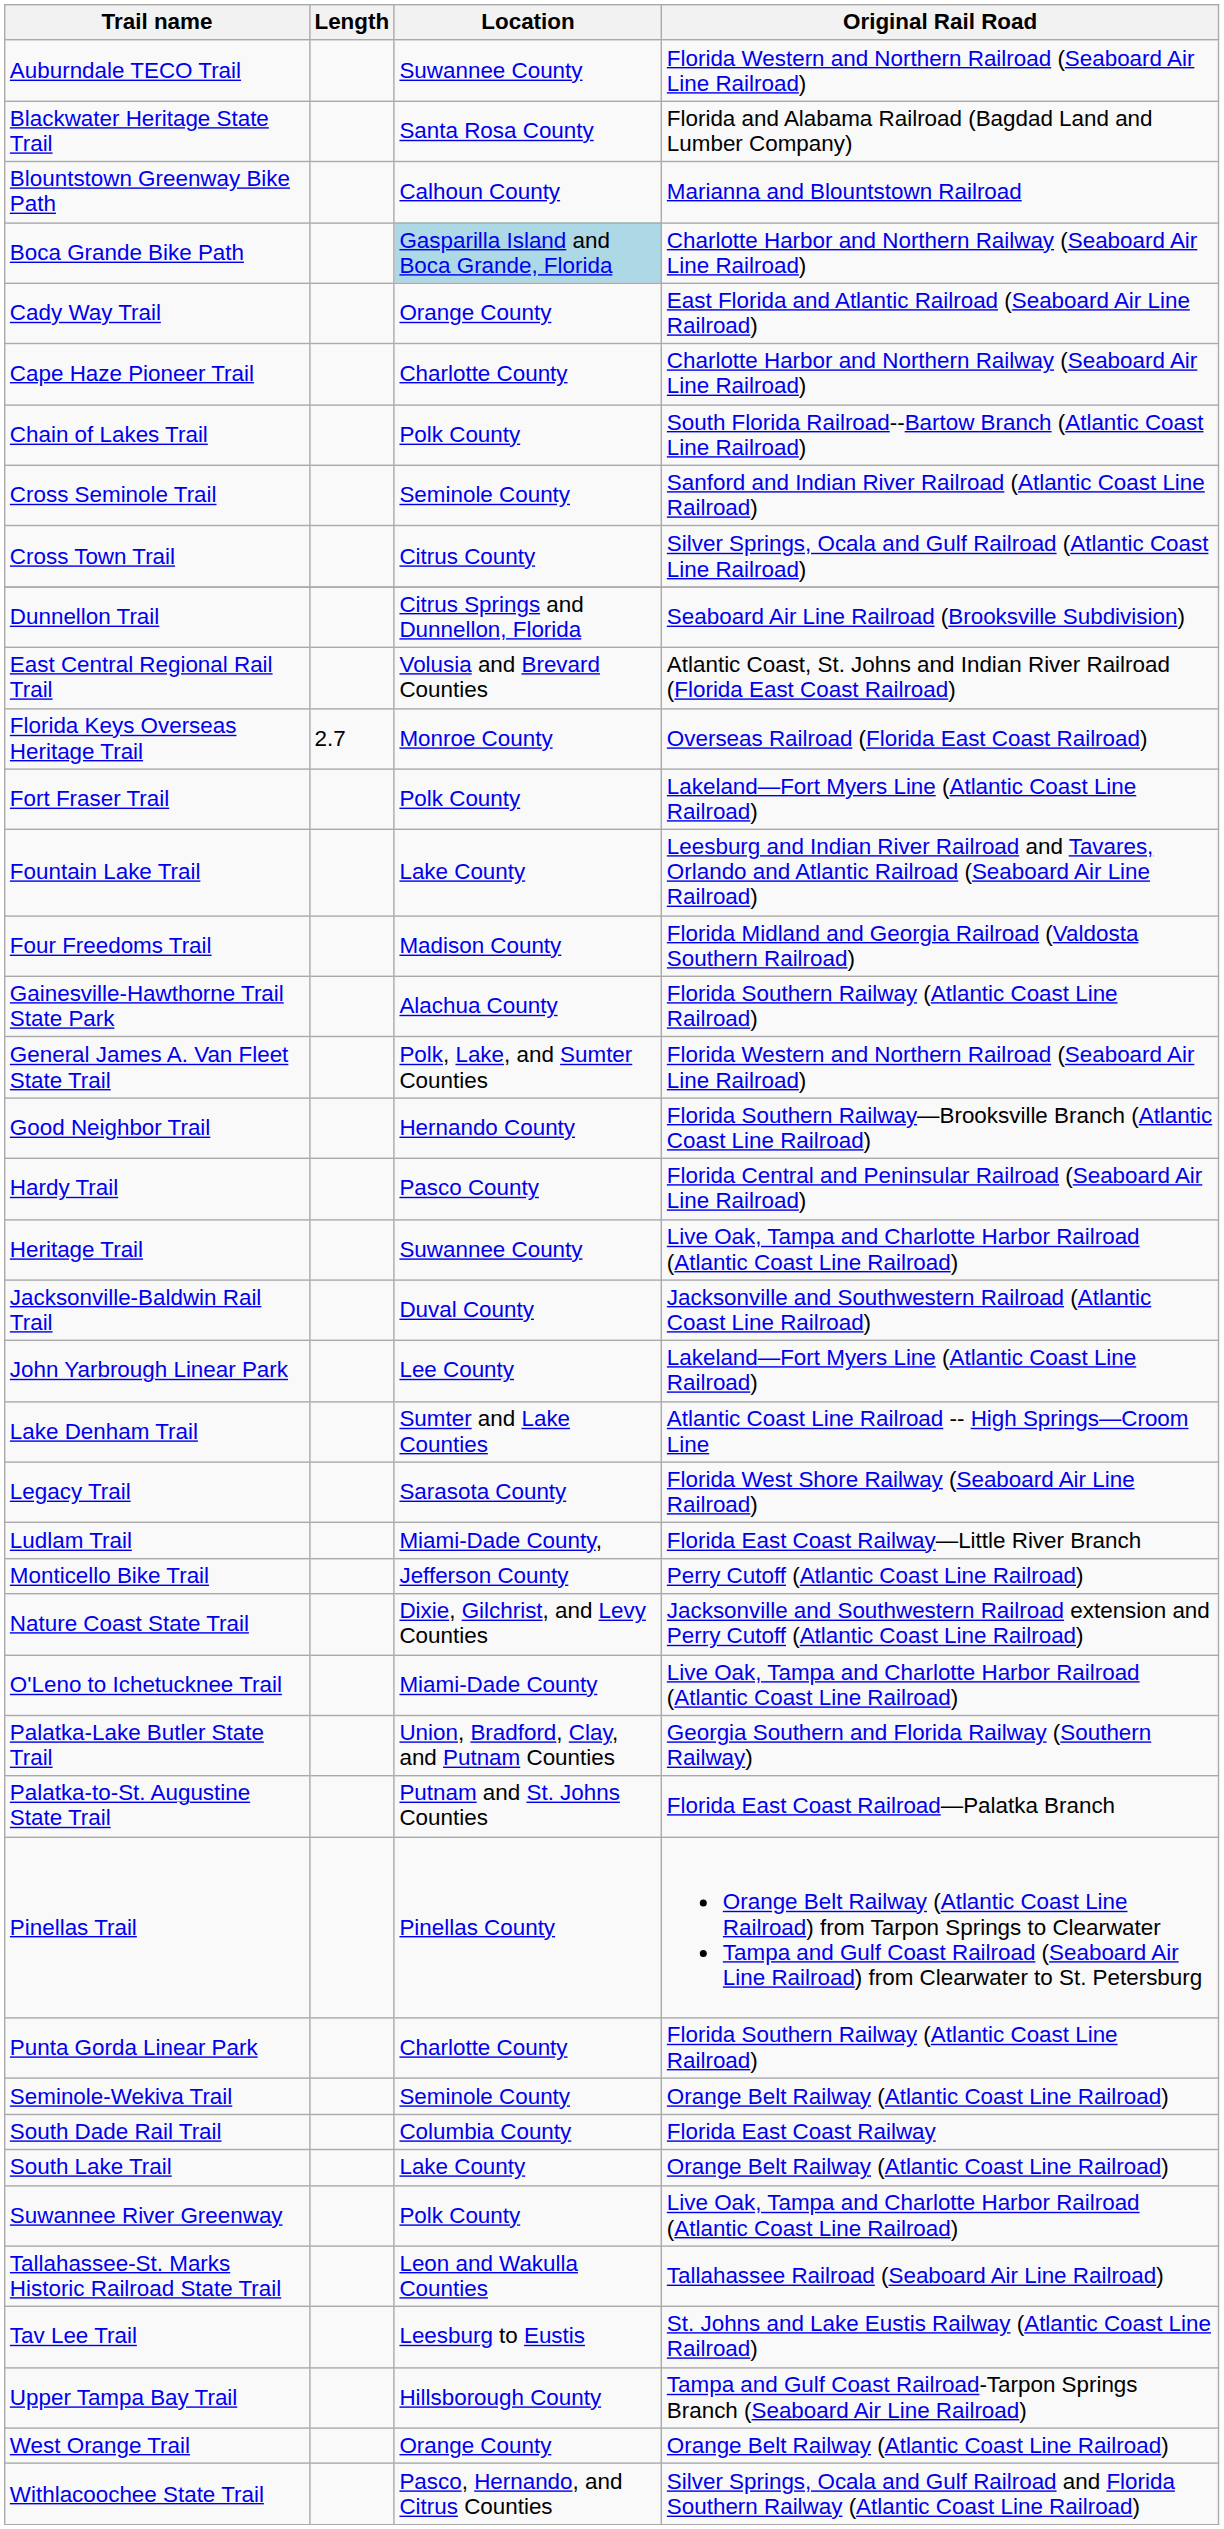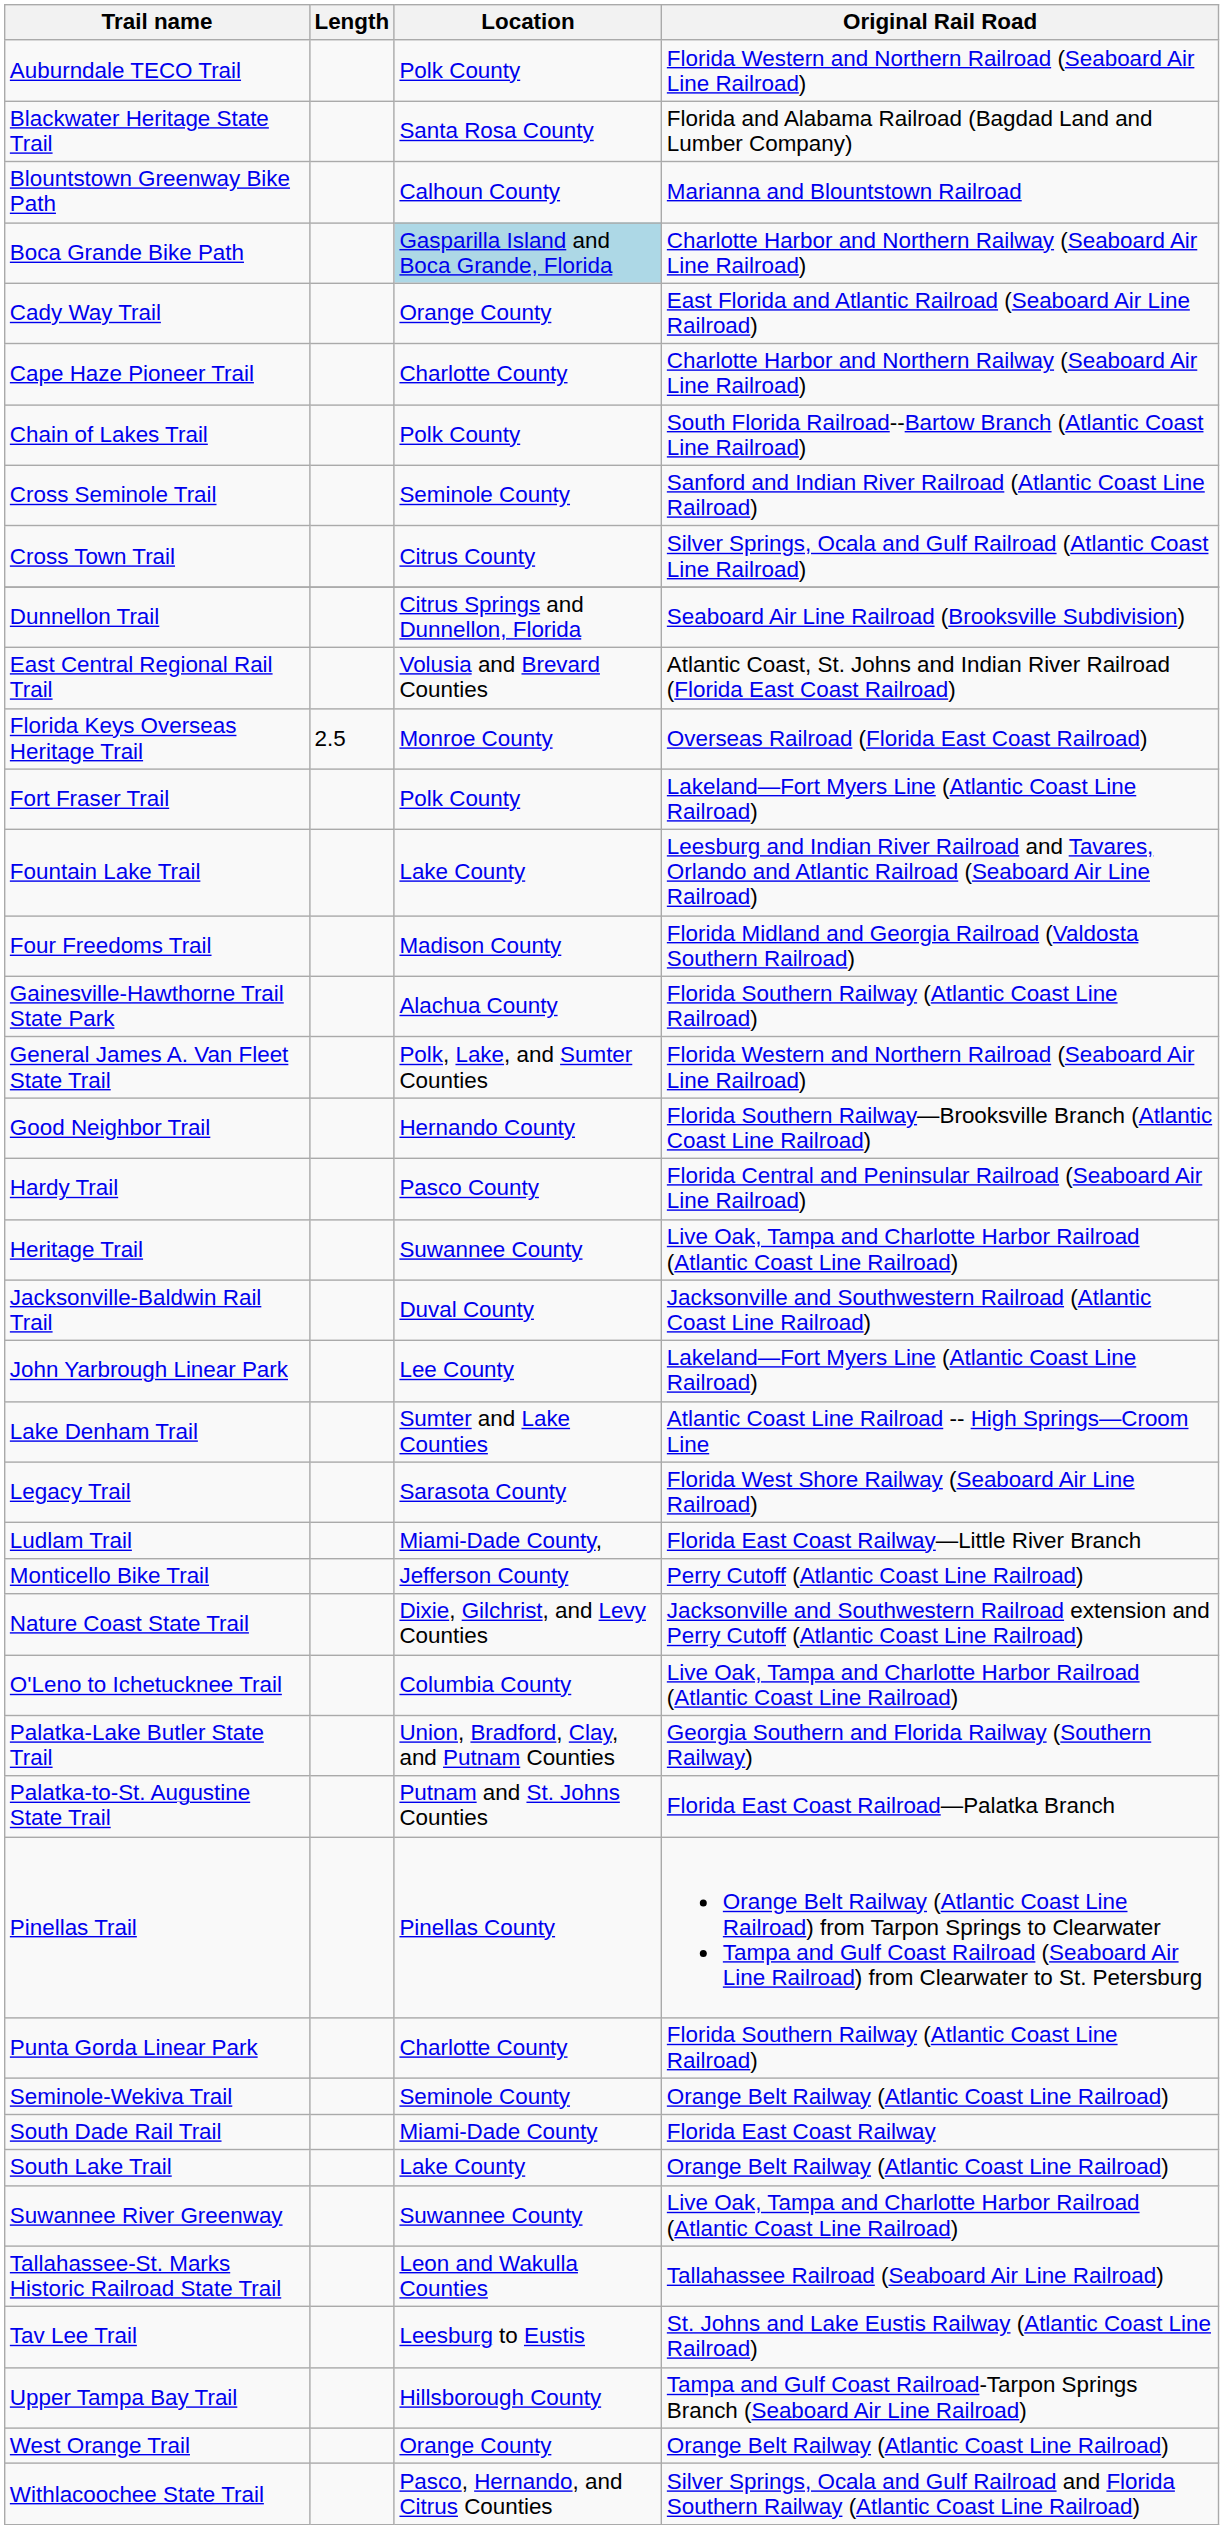(491, 70) Suwannee County -> (460, 70) Polk County
(330, 738) 2.7 -> (330, 738) 2.5
(498, 1684) Miami-Dade County -> (485, 1684) Columbia County
(485, 2131) Columbia County -> (498, 2131) Miami-Dade County
(460, 2215) Polk County -> (491, 2215) Suwannee County
